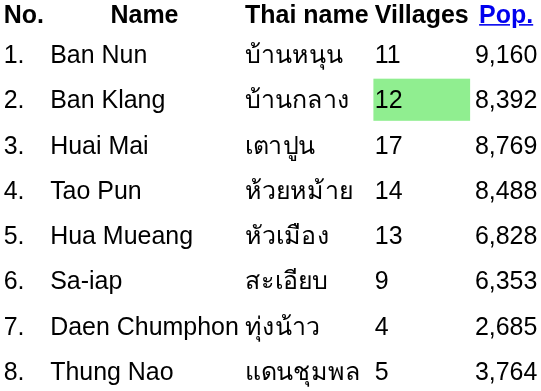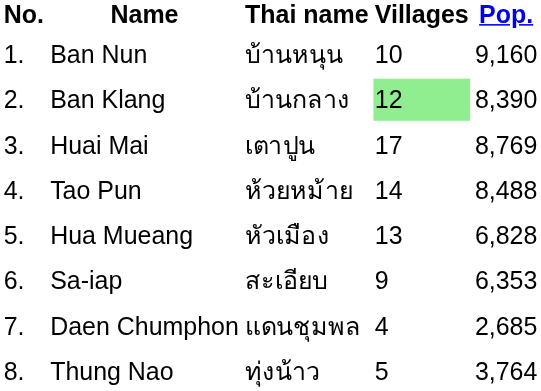(388, 54) 11 -> (389, 54) 10
(506, 99) 8,392 -> (506, 99) 8,390
(283, 326) ทุ่งน้าว -> (303, 326) แดนชุมพล
(303, 371) แดนชุมพล -> (283, 371) ทุ่งน้าว
